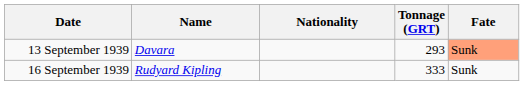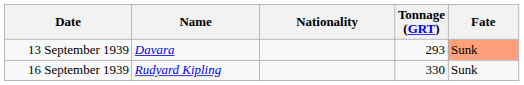(435, 70) 333 -> (435, 70) 330
